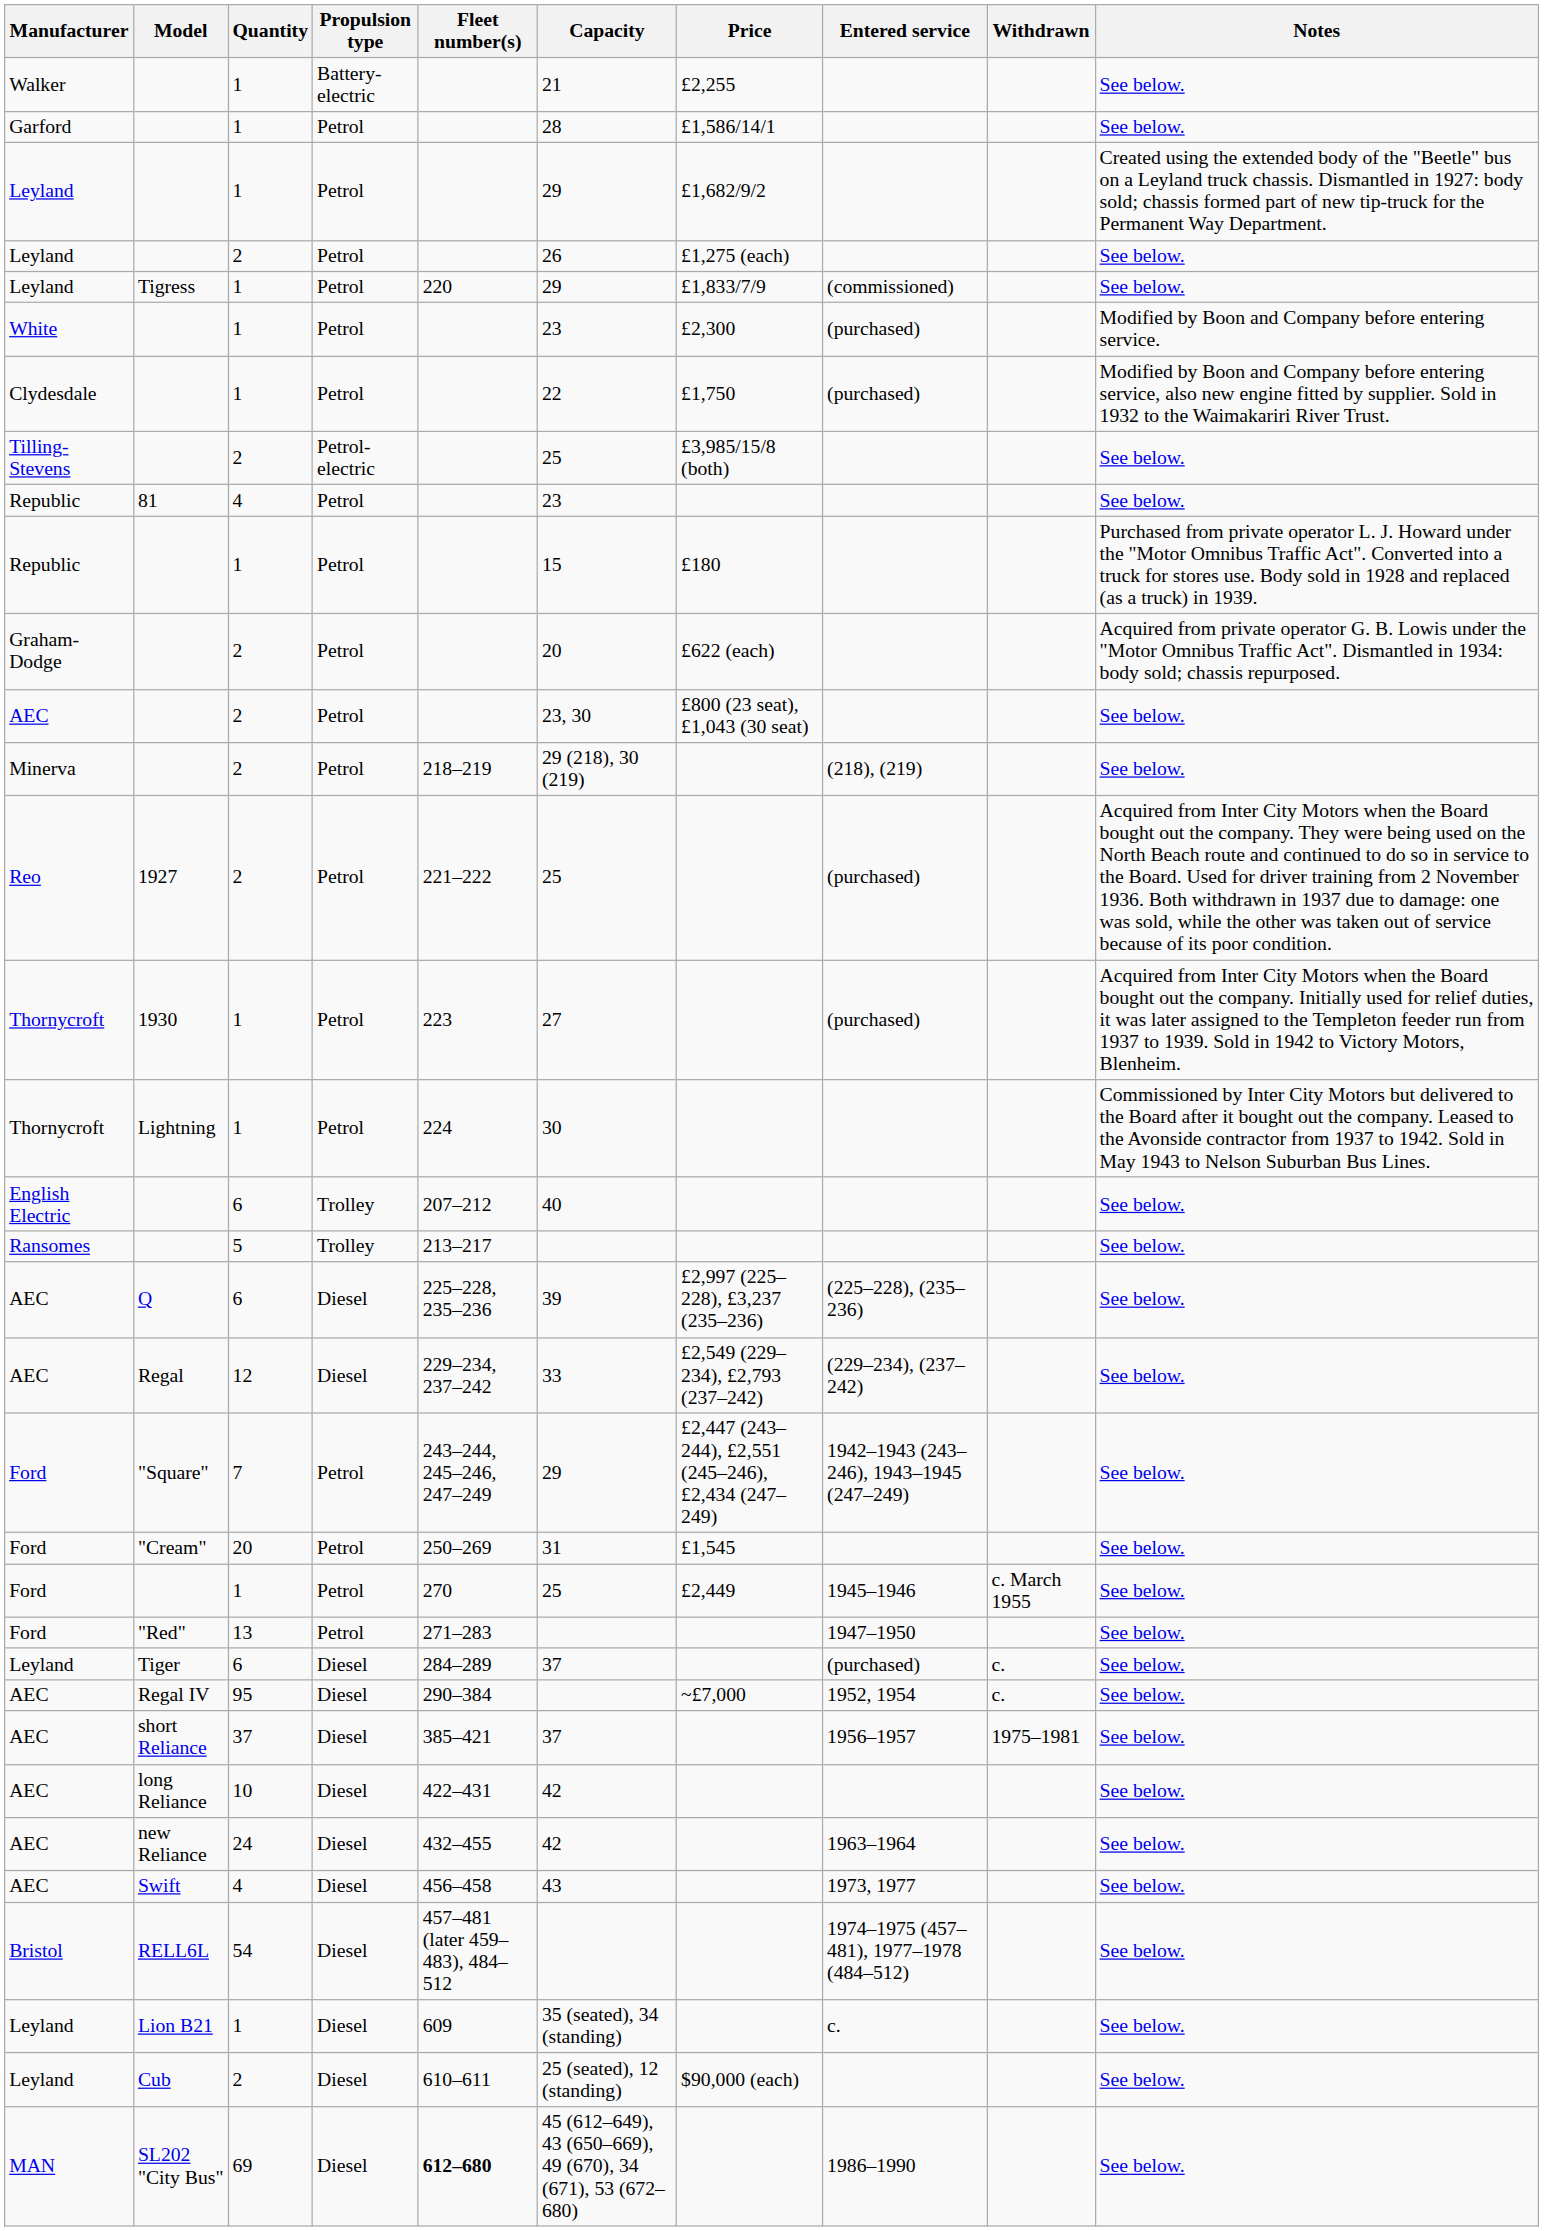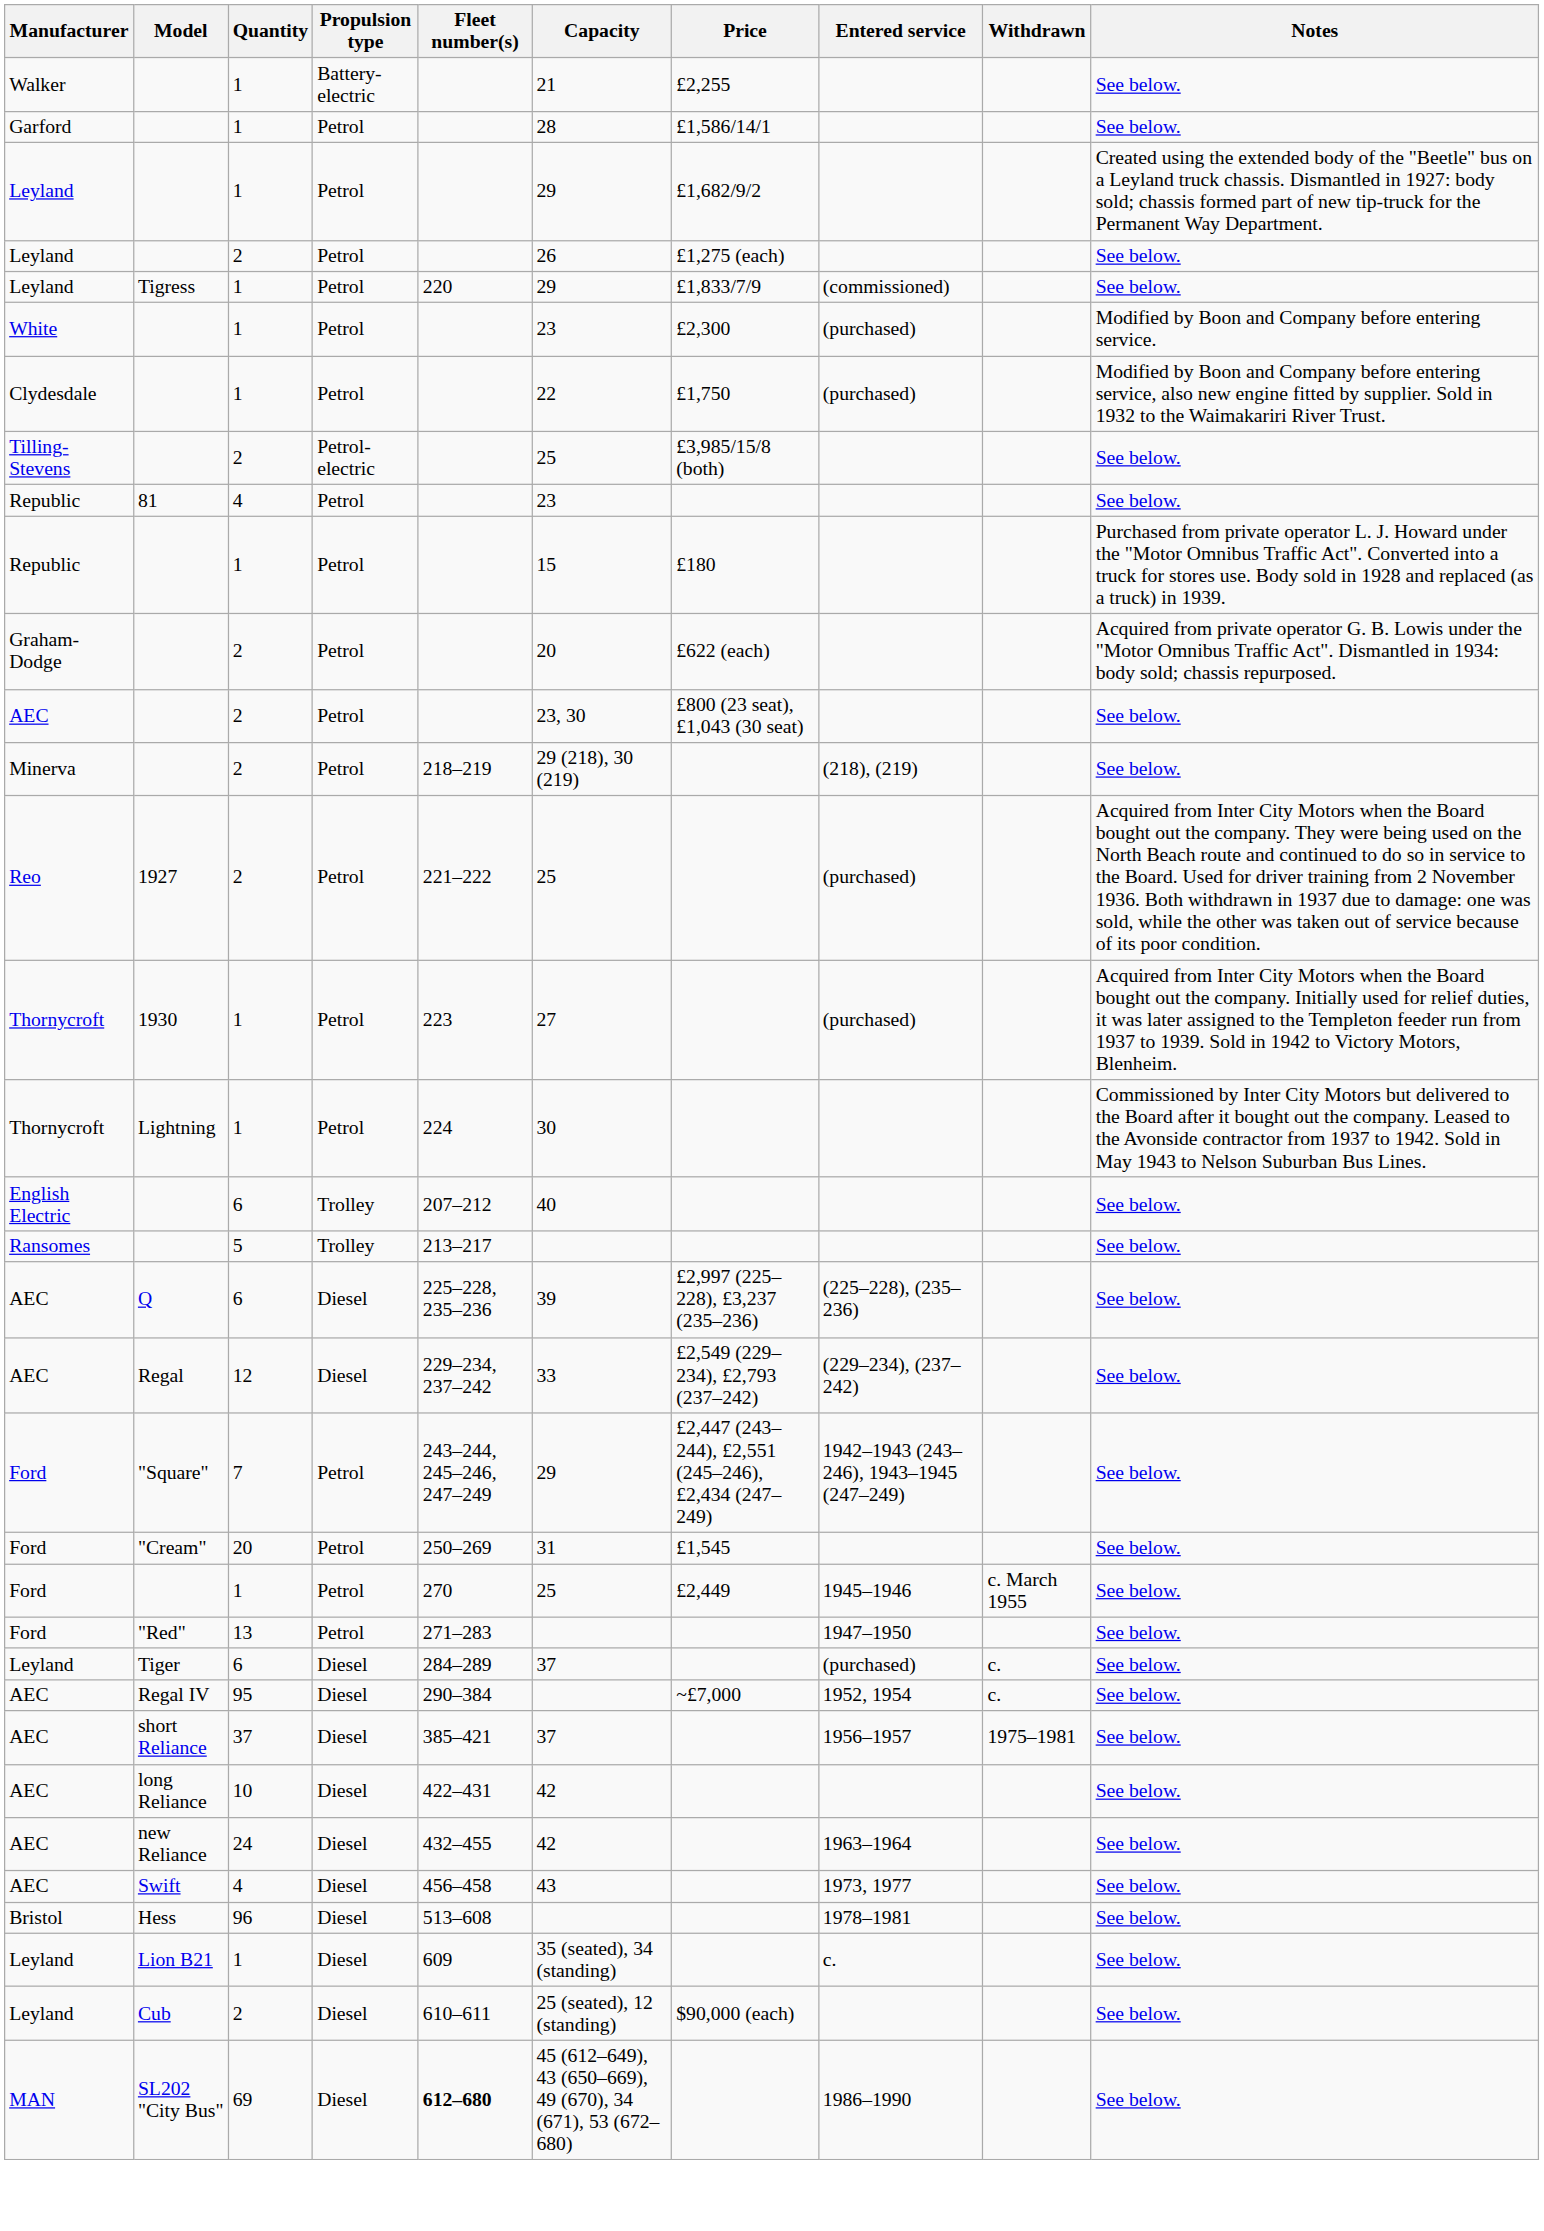- row: (36, 1950)
+ row: (36, 1917)
